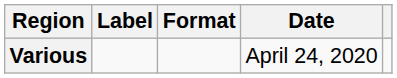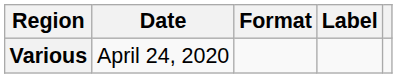columns swapped: (312, 21) <-> (125, 21)
